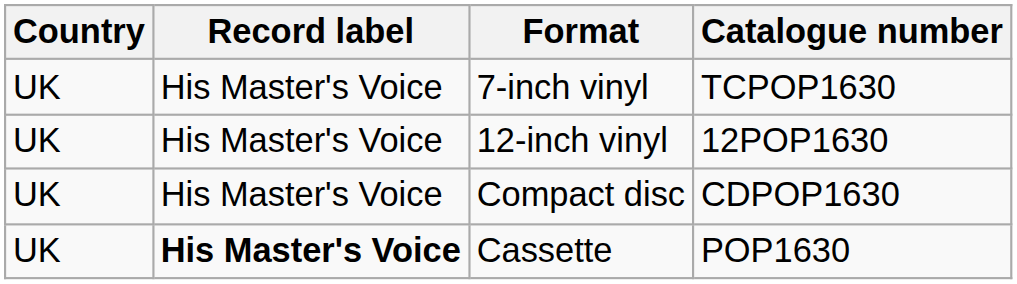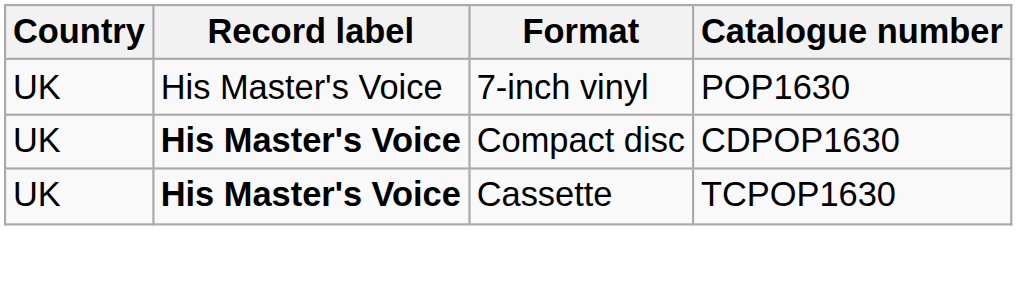(798, 86) TCPOP1630 -> (775, 86) POP1630
- row: (572, 140)
(302, 195) normal -> (311, 140) bold
(775, 250) POP1630 -> (798, 195) TCPOP1630
